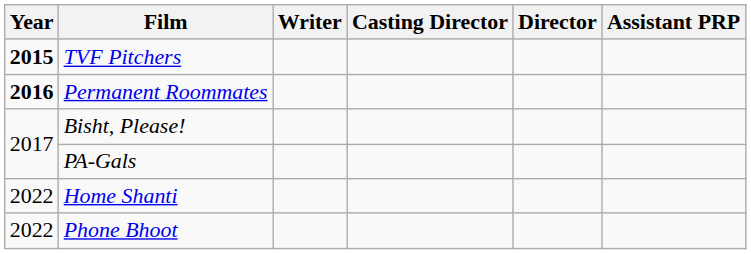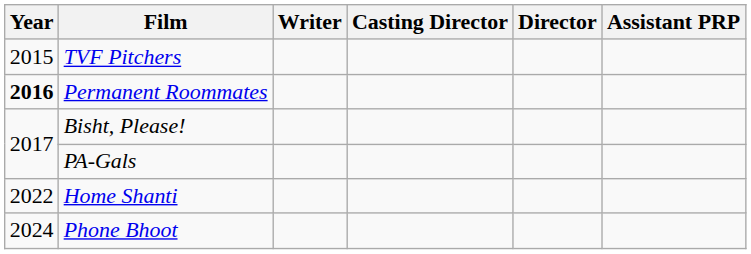(32, 56) bold -> (32, 56) normal
(32, 230) 2022 -> (32, 230) 2024
